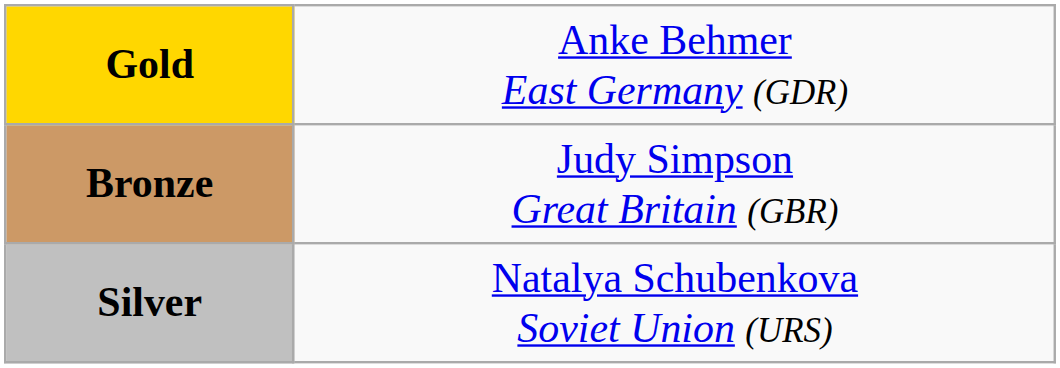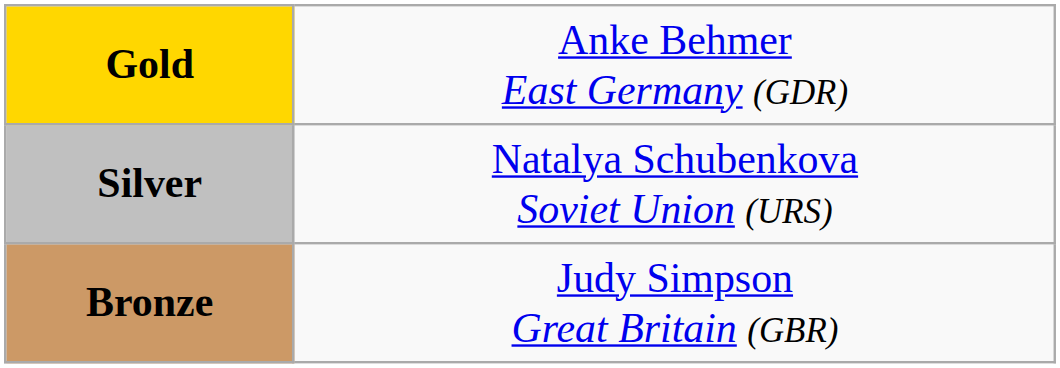rows swapped: (150, 301) <-> (150, 182)
